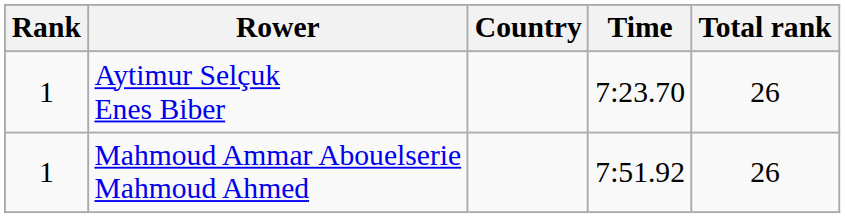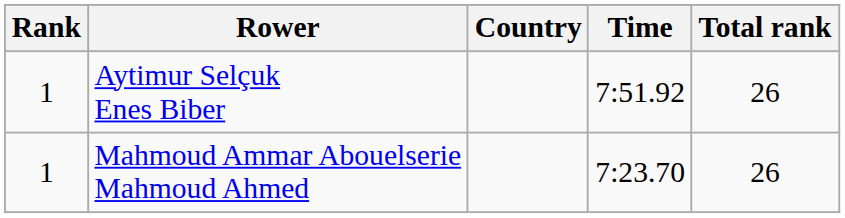(640, 91) 7:23.70 -> (640, 91) 7:51.92
(640, 171) 7:51.92 -> (640, 171) 7:23.70
